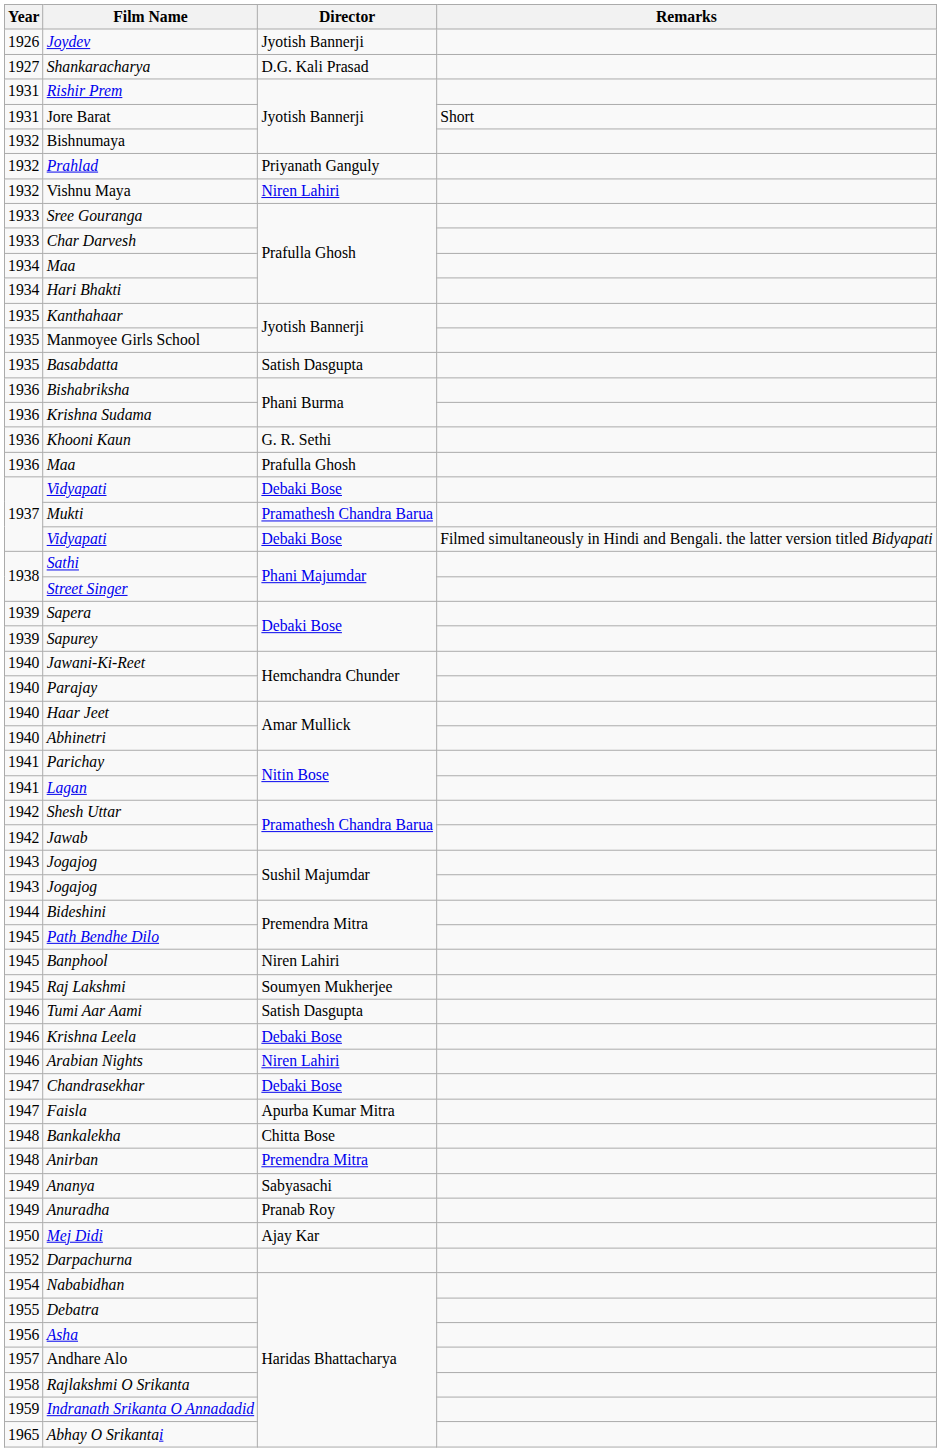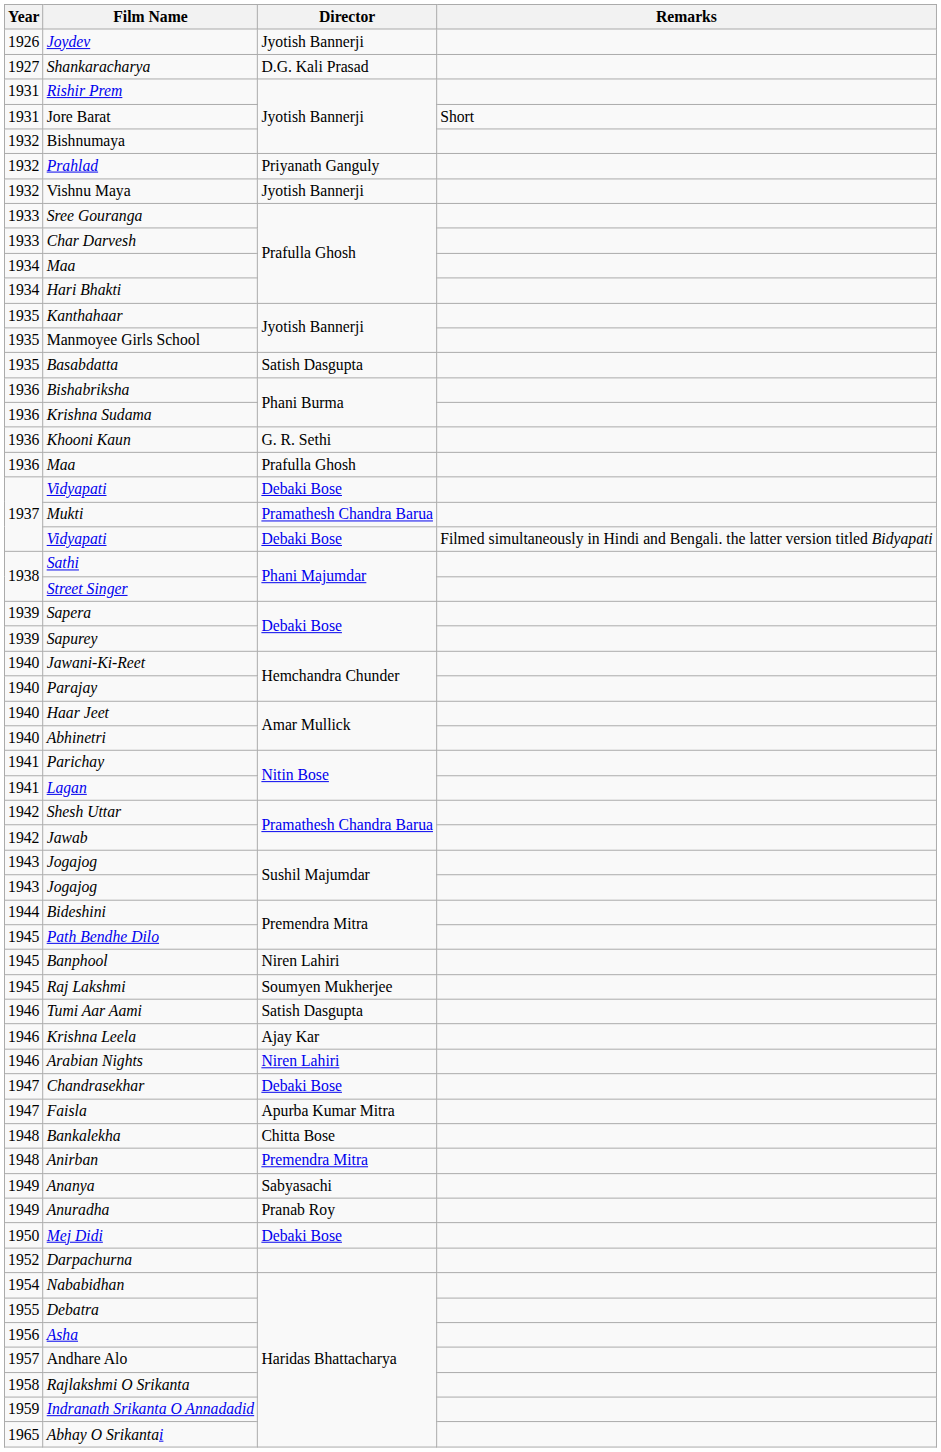(300, 191) Niren Lahiri -> (313, 191) Jyotish Bannerji
(302, 1036) Debaki Bose -> (290, 1036) Ajay Kar
(290, 1235) Ajay Kar -> (302, 1235) Debaki Bose
